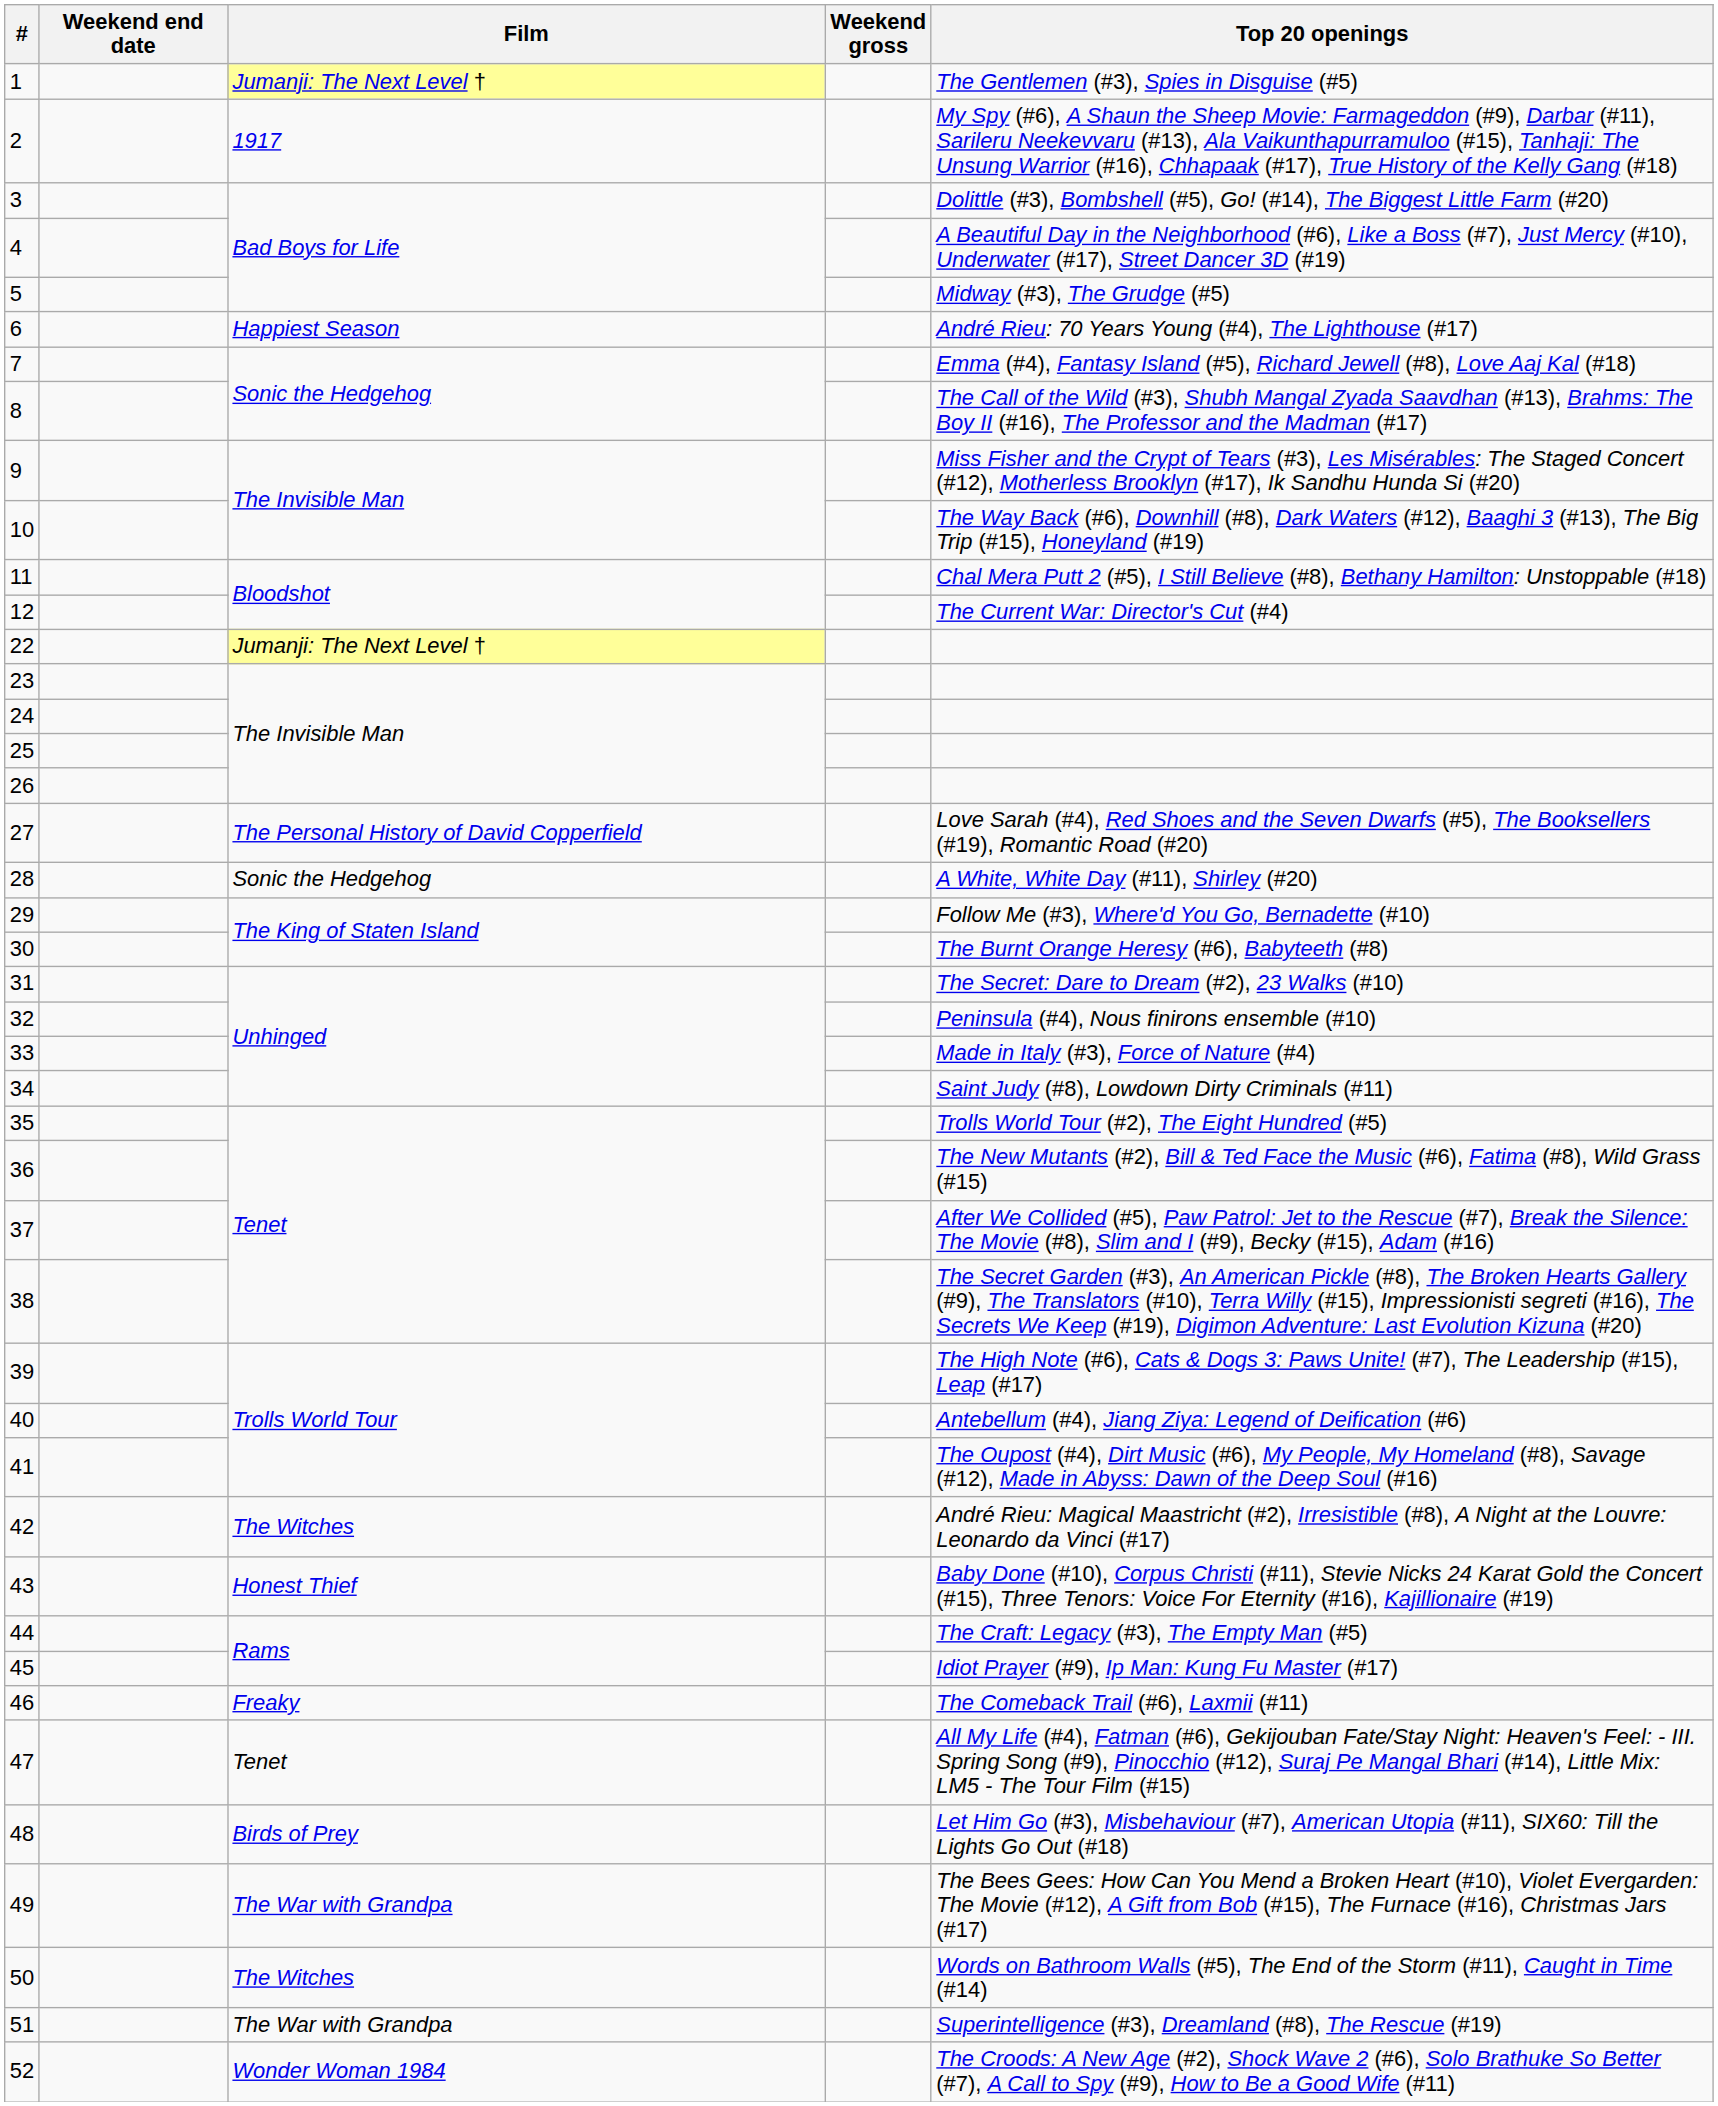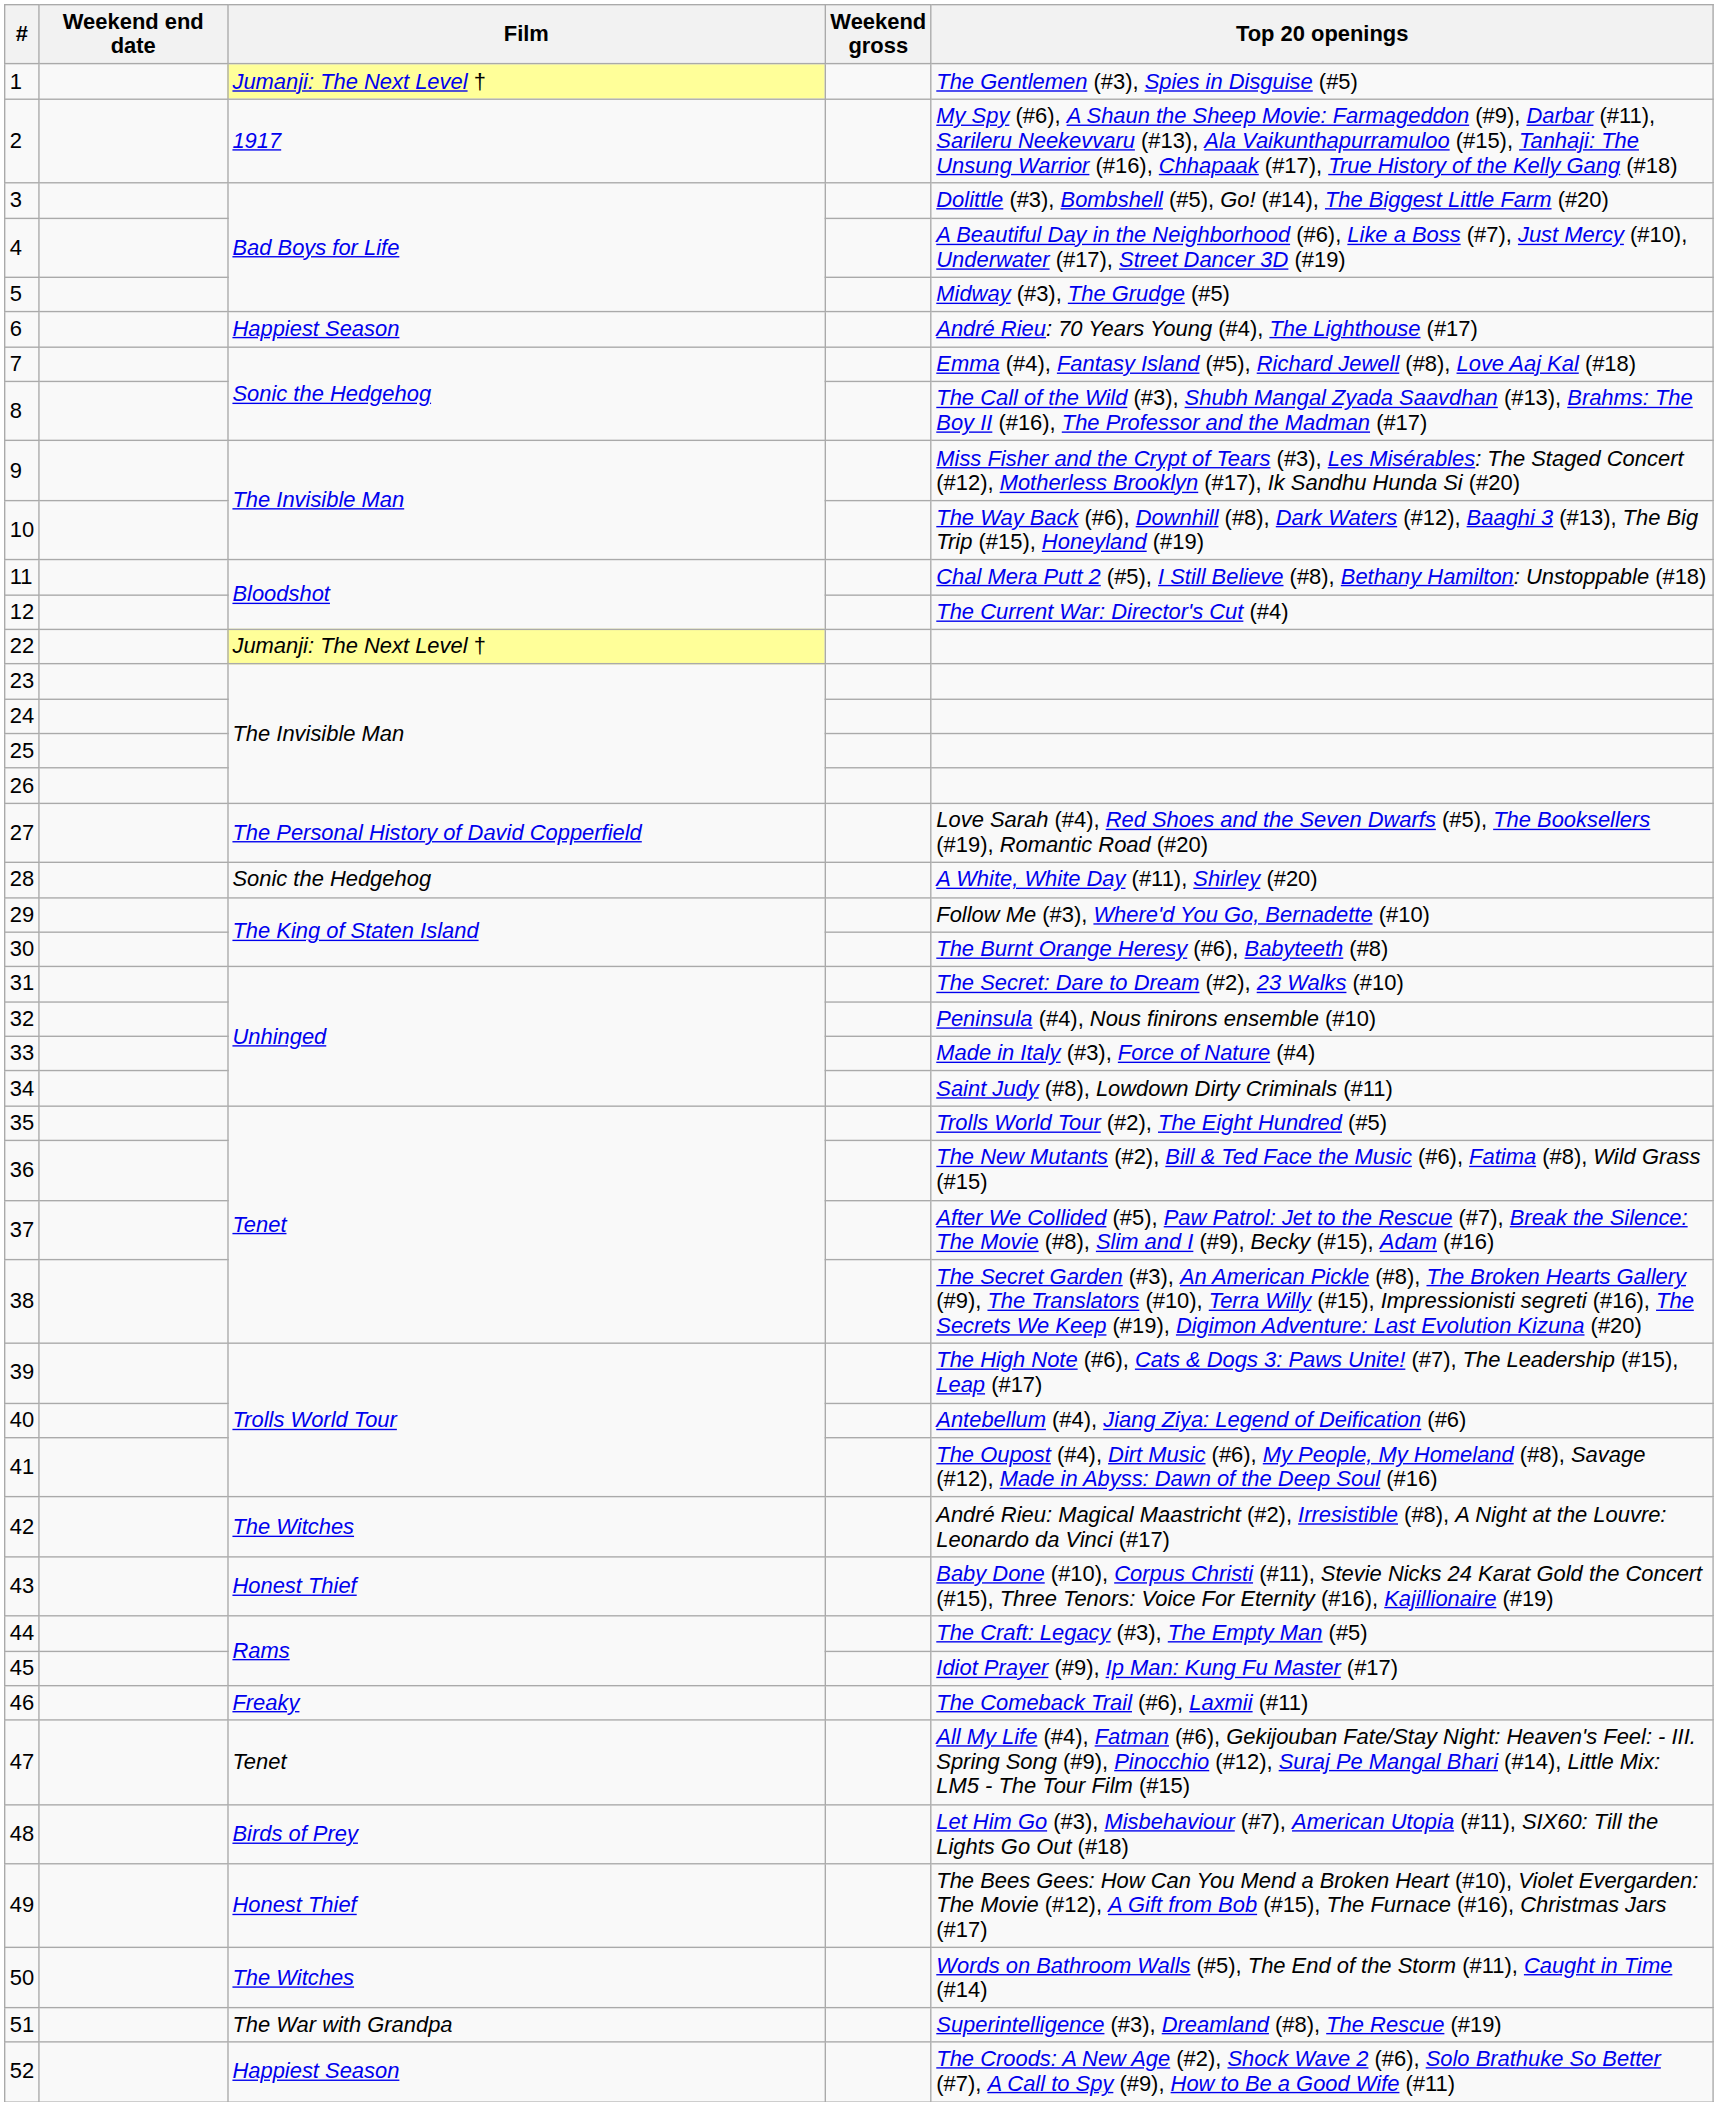(342, 1905) The War with Grandpa -> (295, 1905) Honest Thief
(339, 2071) Wonder Woman 1984 -> (316, 2071) Happiest Season
